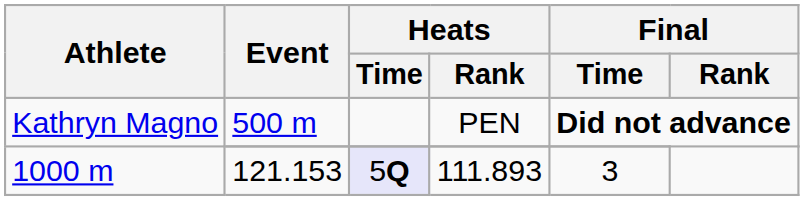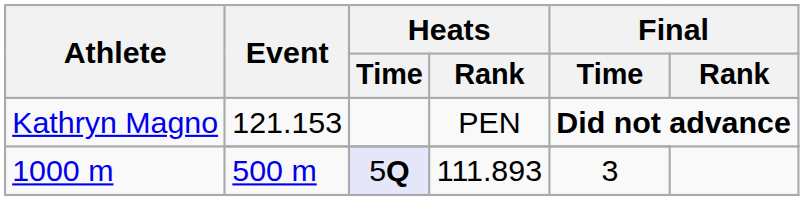(275, 123) 500 m -> (287, 123) 121.153
(287, 171) 121.153 -> (275, 171) 500 m
